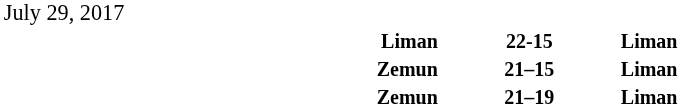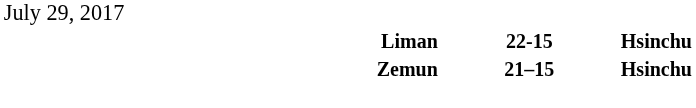(649, 41) Liman -> (656, 41) Hsinchu
(649, 69) Liman -> (656, 69) Hsinchu
- row: (529, 97)
